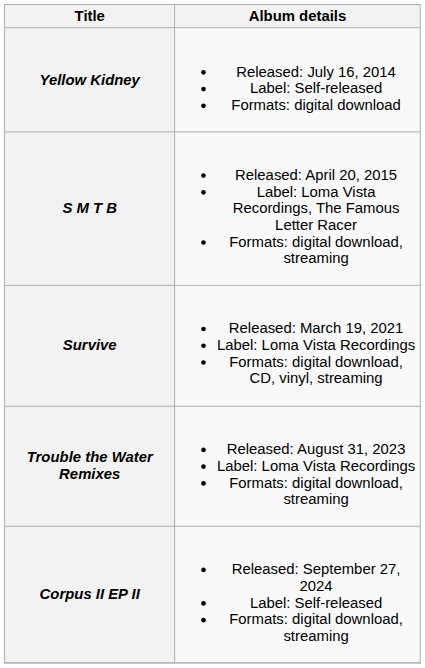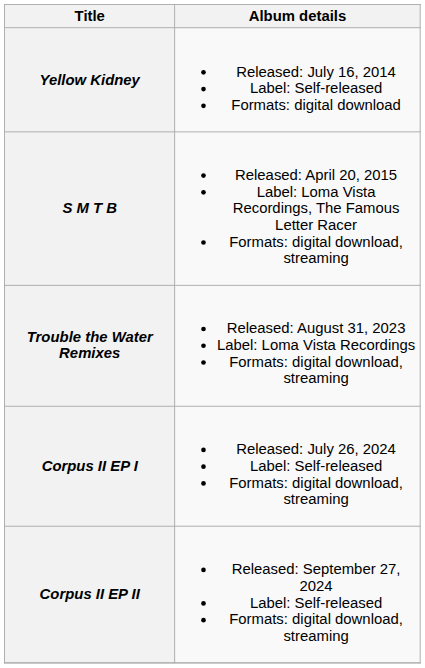- row: (90, 345)
+ row: (90, 465)
